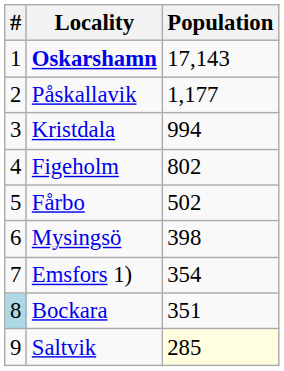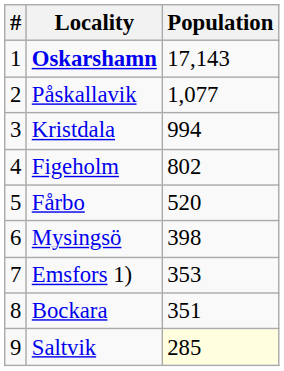(193, 94) 1,177 -> (193, 94) 1,077
(184, 202) 502 -> (184, 202) 520
(184, 274) 354 -> (184, 274) 353
(16, 310) lightblue background -> (16, 310) no background
